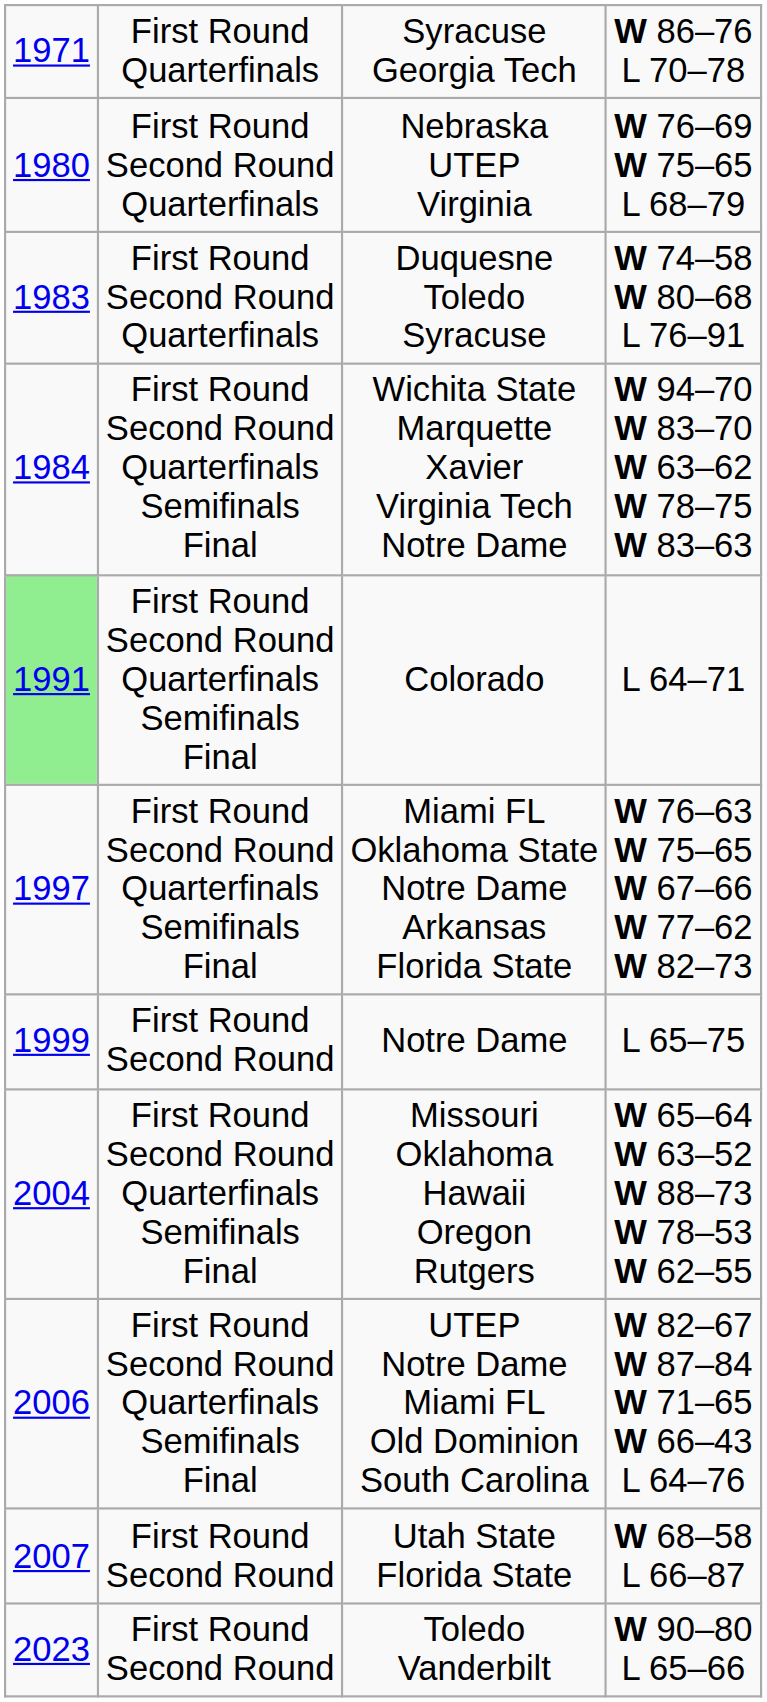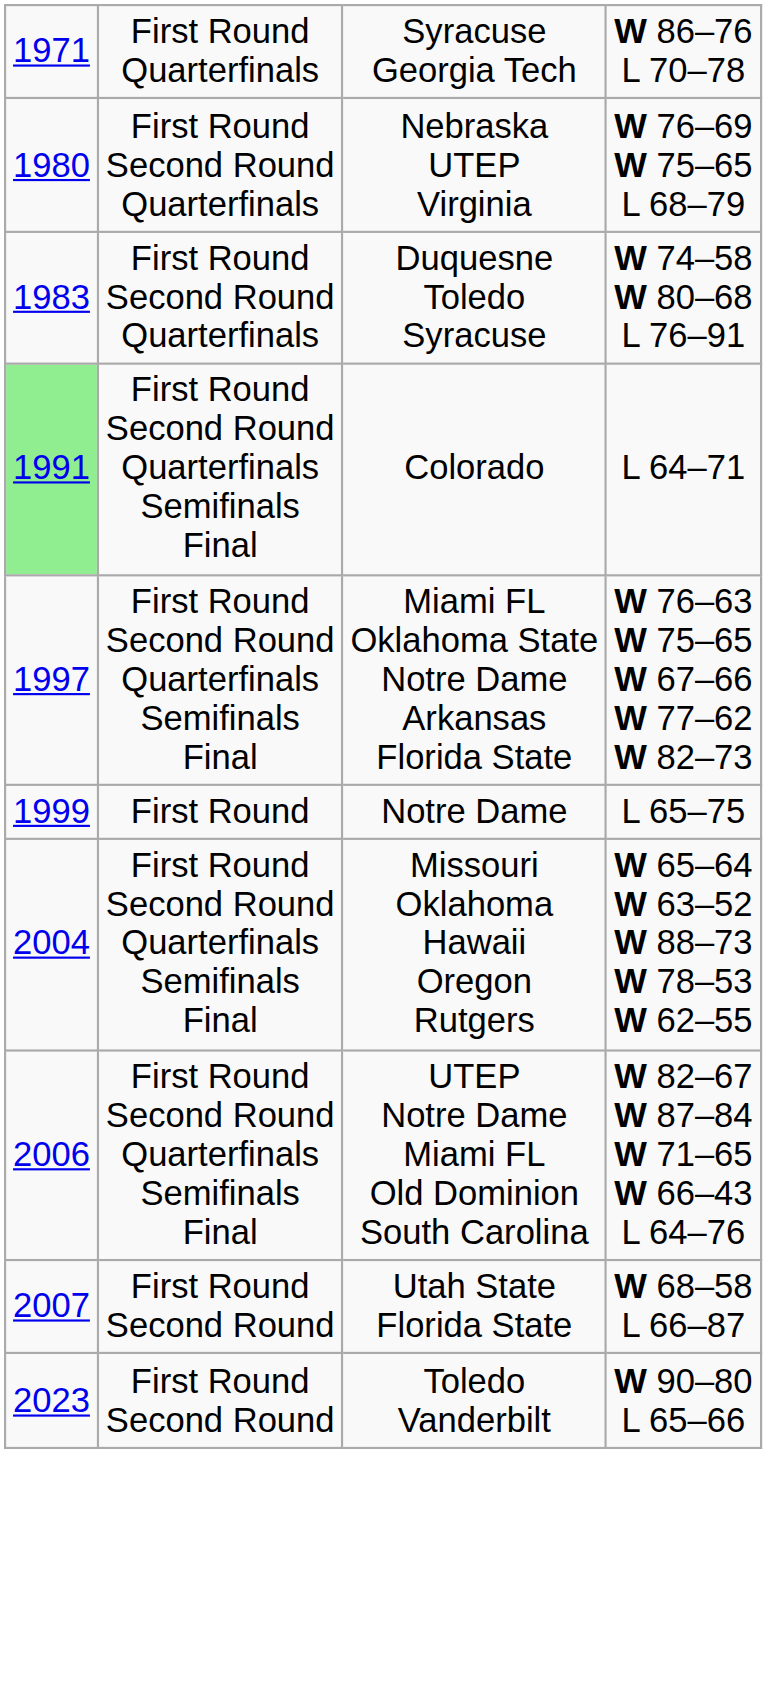- row: (474, 468)
(220, 1041) First Round Second Round -> (220, 811) First Round
